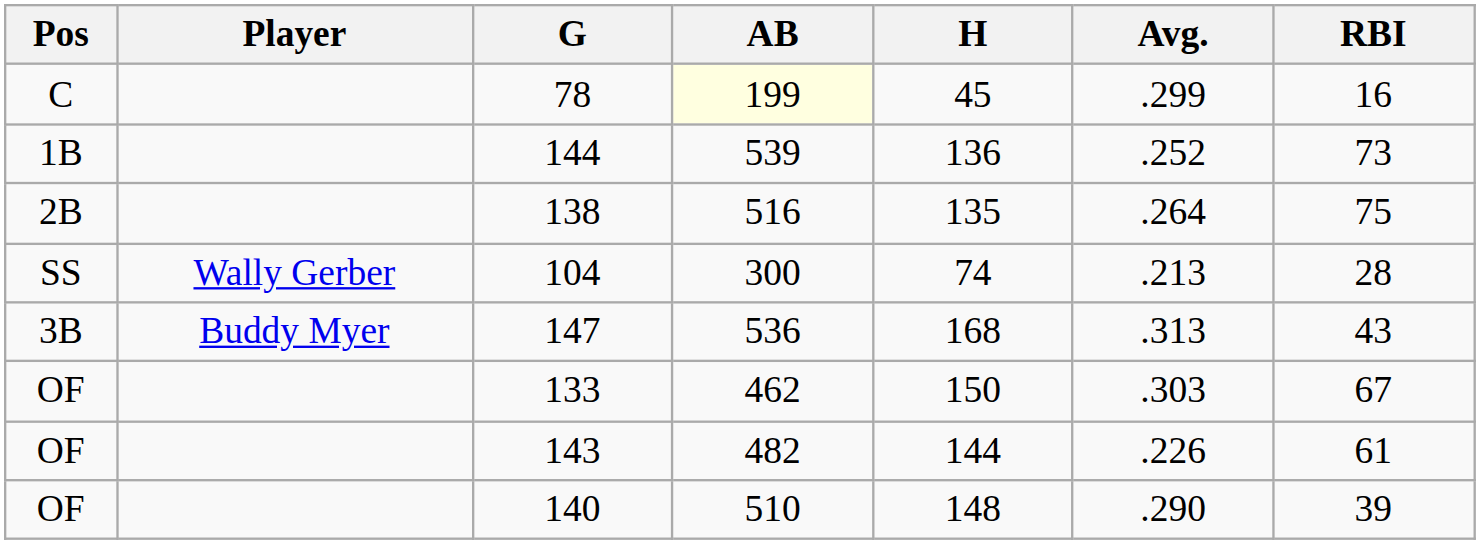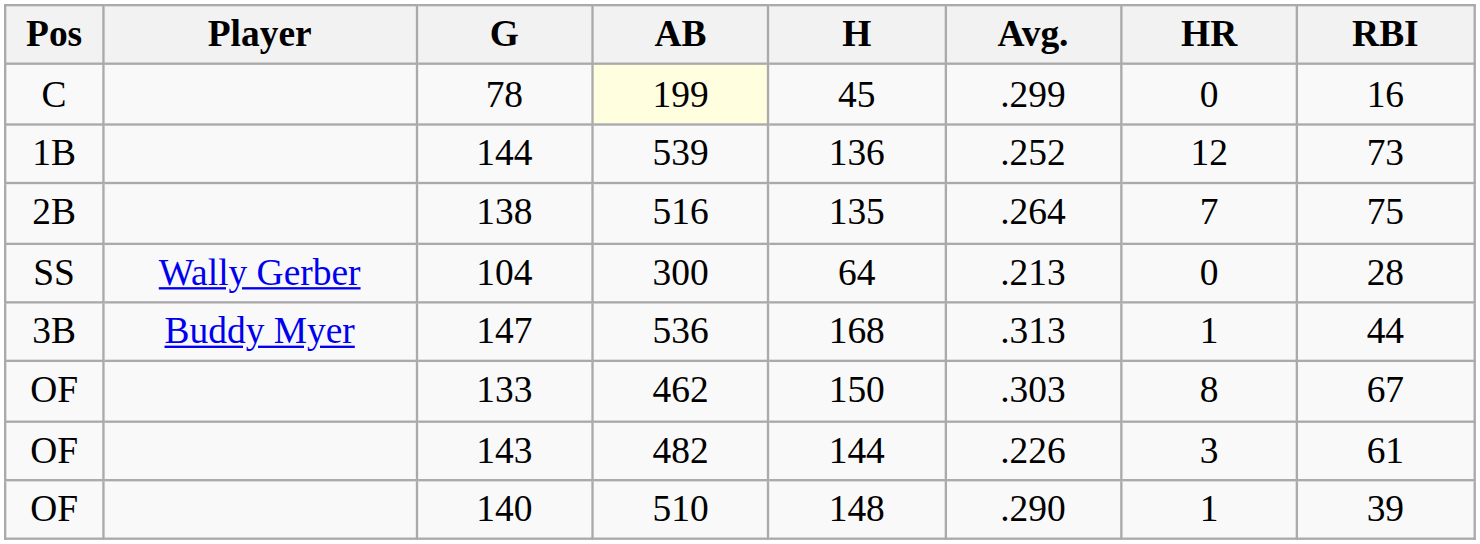+ column: (1209, 34)
(973, 271) 74 -> (857, 271) 64
(1373, 331) 43 -> (1385, 331) 44
